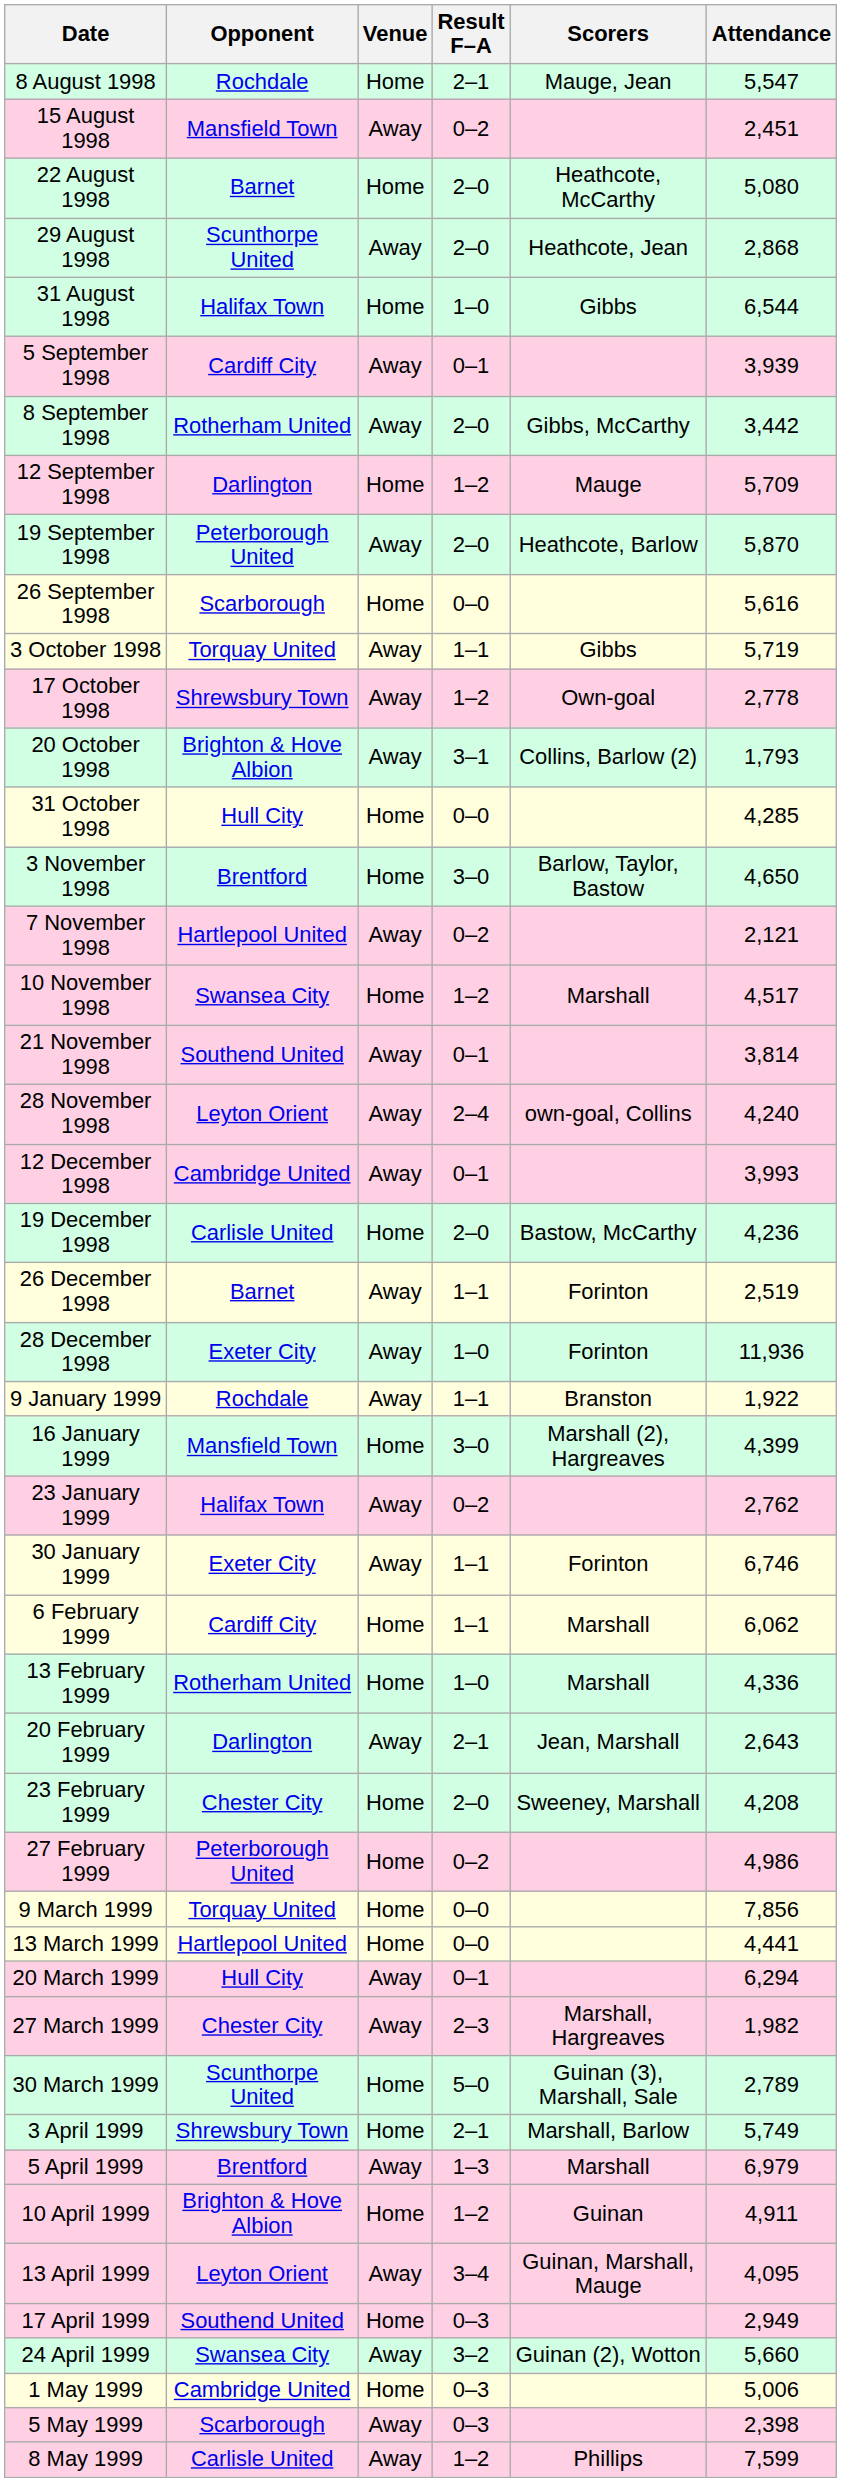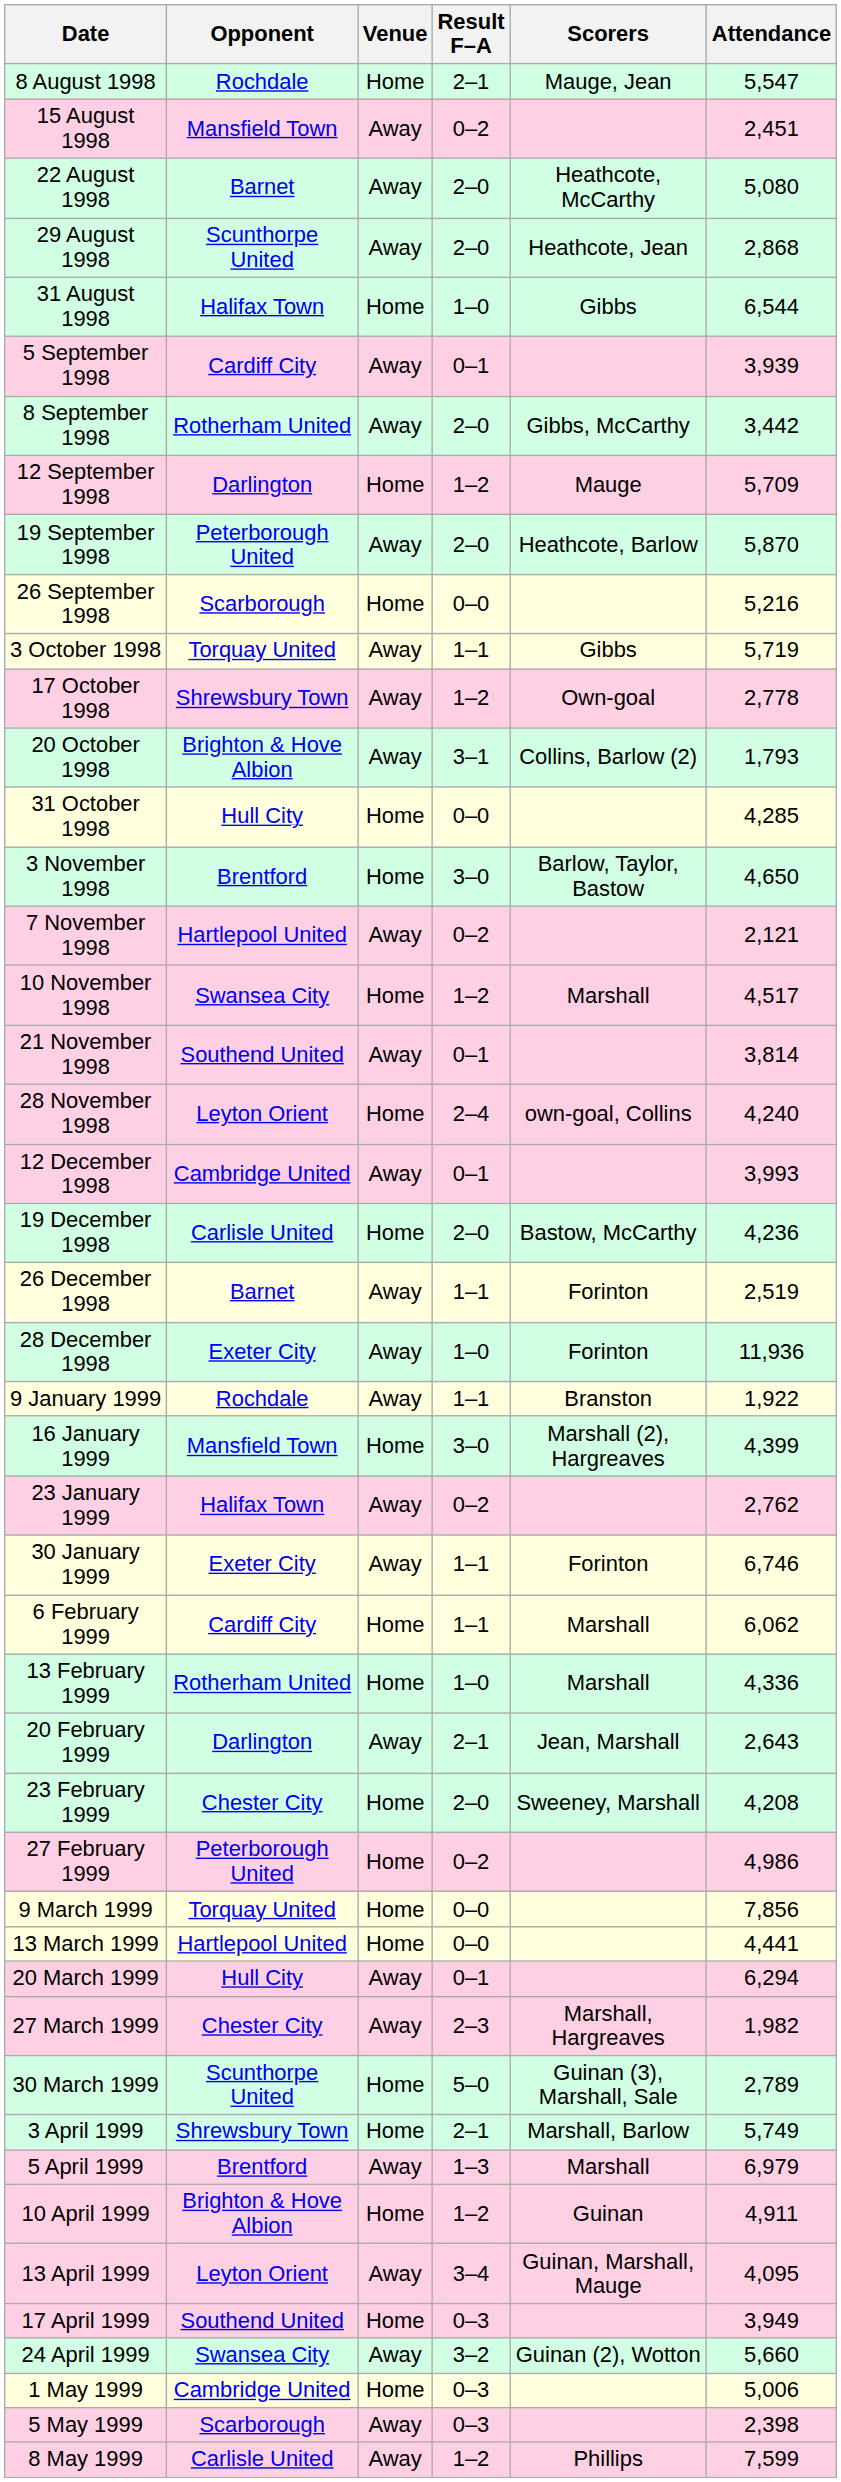(395, 187) Home -> (395, 187) Away
(772, 603) 5,616 -> (772, 603) 5,216
(395, 1113) Away -> (395, 1113) Home
(772, 2320) 2,949 -> (772, 2320) 3,949
